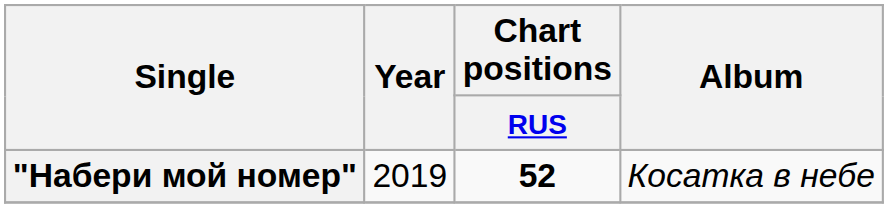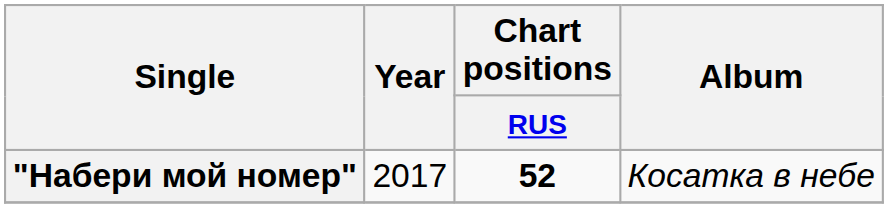(410, 175) 2019 -> (410, 175) 2017
